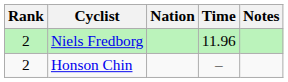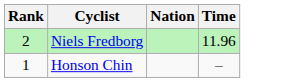- column: (261, 16)
(26, 65) 2 -> (26, 65) 1
